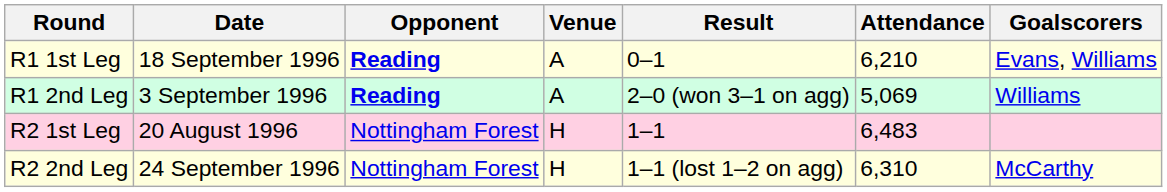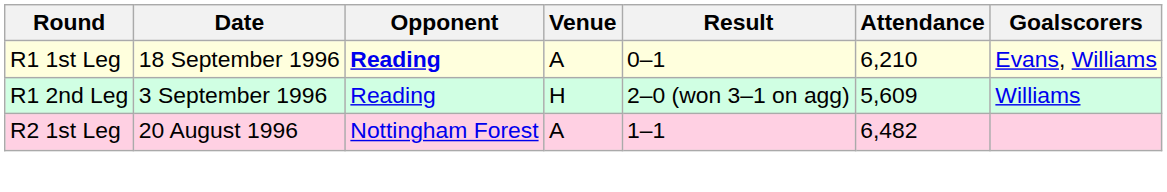(396, 95) bold -> (393, 95) normal
(557, 95) A -> (557, 95) H
(889, 95) 5,069 -> (889, 95) 5,609
(557, 131) H -> (557, 131) A
(889, 131) 6,483 -> (889, 131) 6,482
- row: (69, 167)
